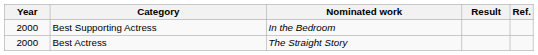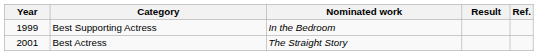(27, 27) 2000 -> (27, 27) 1999
(27, 43) 2000 -> (27, 43) 2001
